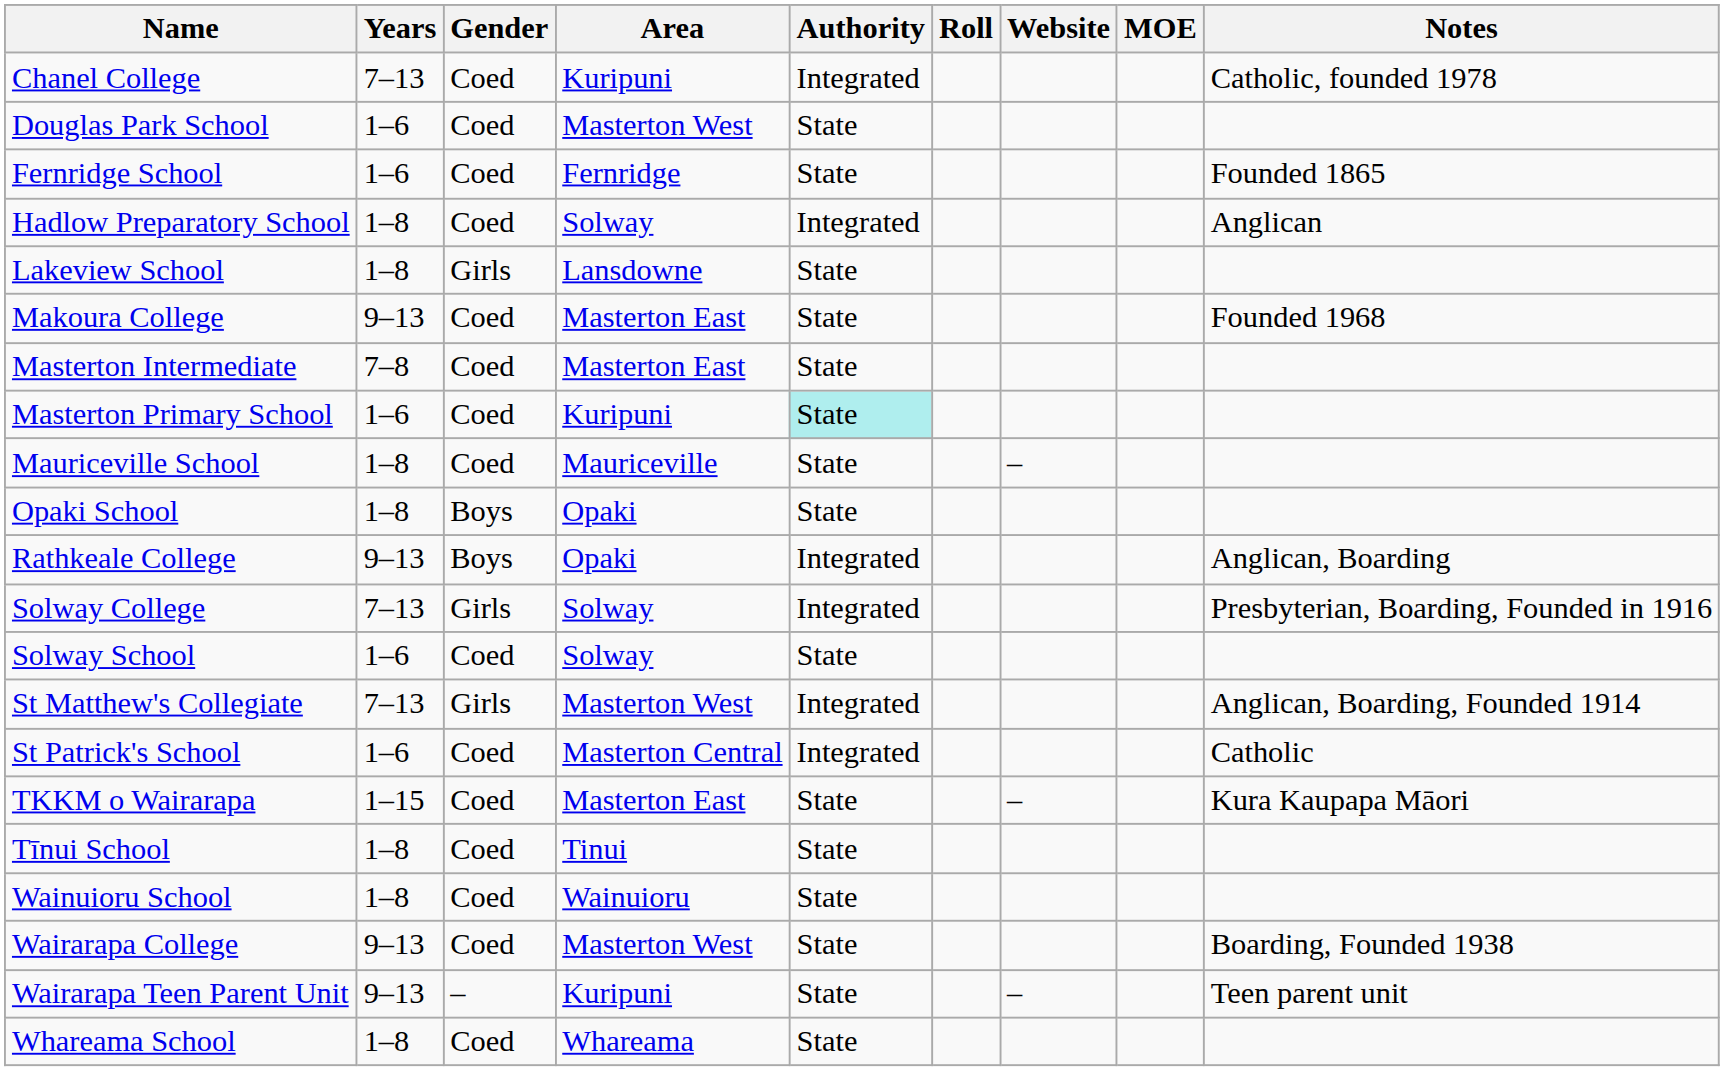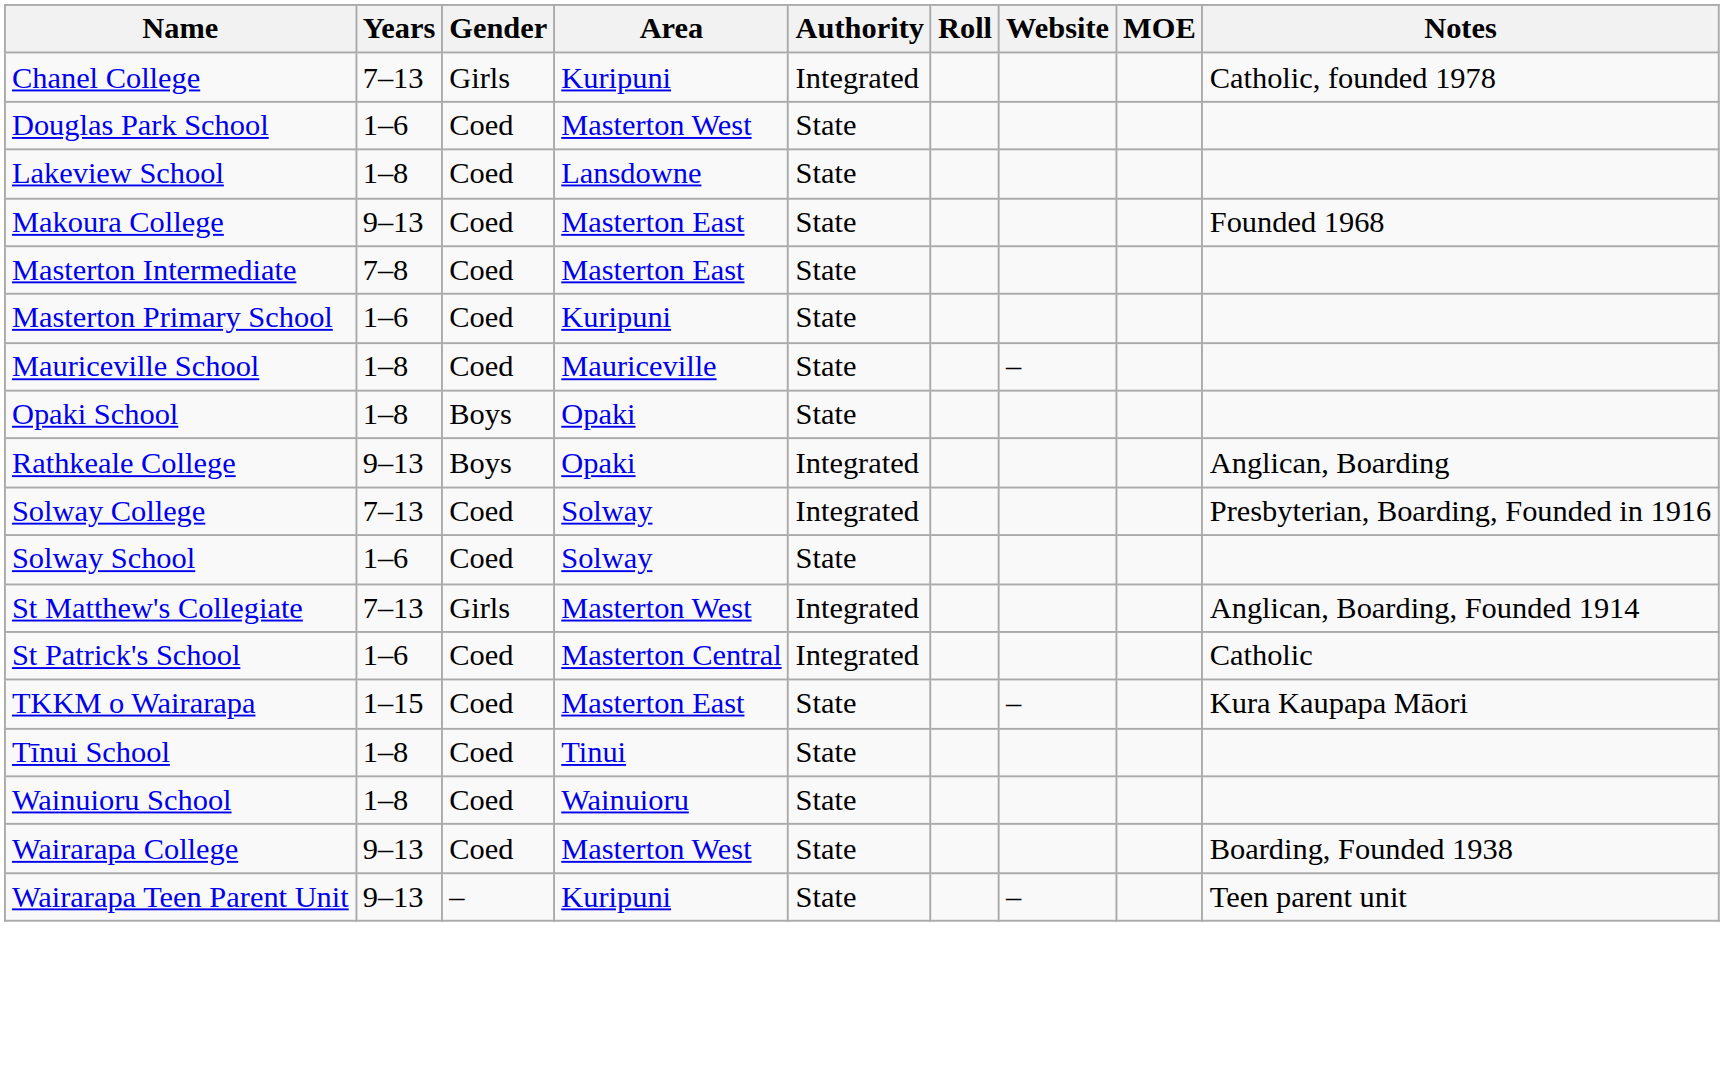(482, 76) Coed -> (480, 76) Girls
- row: (117, 173)
- row: (181, 221)
(481, 269) Girls -> (481, 173) Coed
(827, 414) paleturquoise background -> (826, 317) no background
(481, 607) Girls -> (481, 510) Coed
- row: (124, 1041)
